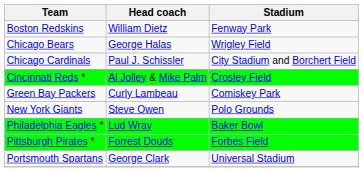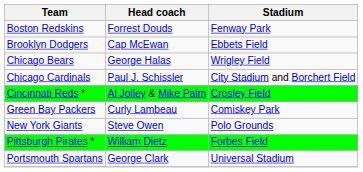(138, 28) William Dietz -> (140, 28) Forrest Douds
+ row: (47, 45)
- row: (55, 126)
(141, 142) Forrest Douds -> (137, 142) William Dietz
